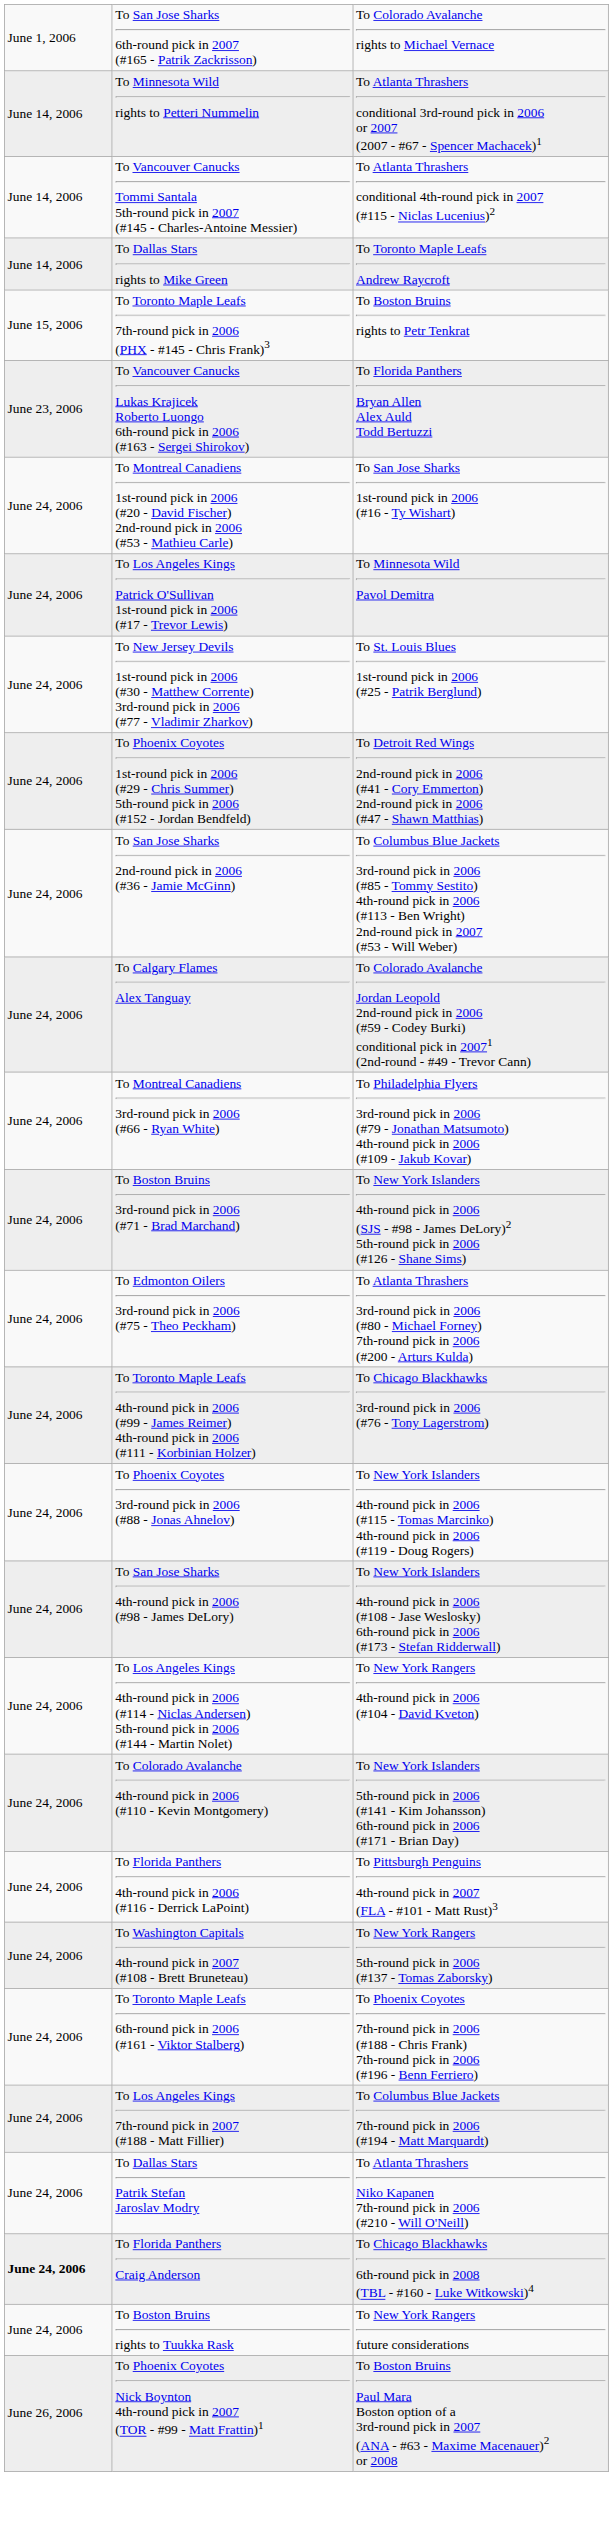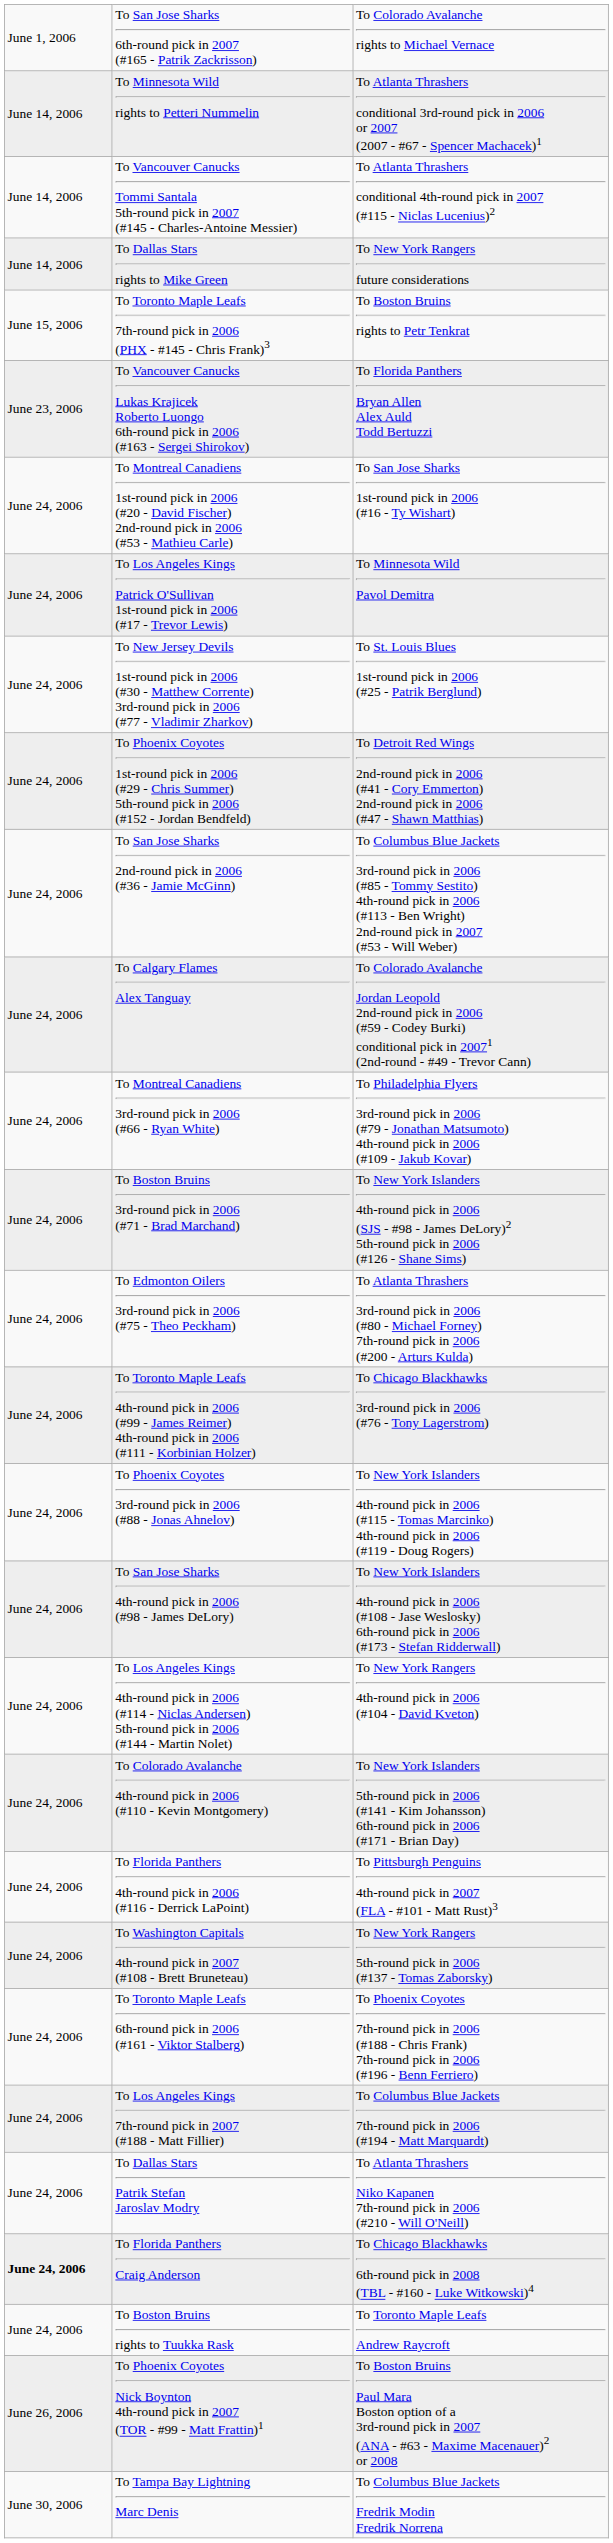(481, 264) To Toronto Maple Leafs Andrew Raycroft -> (481, 264) To New York Rangers future considerations
(481, 2329) To New York Rangers future considerations -> (481, 2329) To Toronto Maple Leafs Andrew Raycroft
+ row: (233, 2497)
